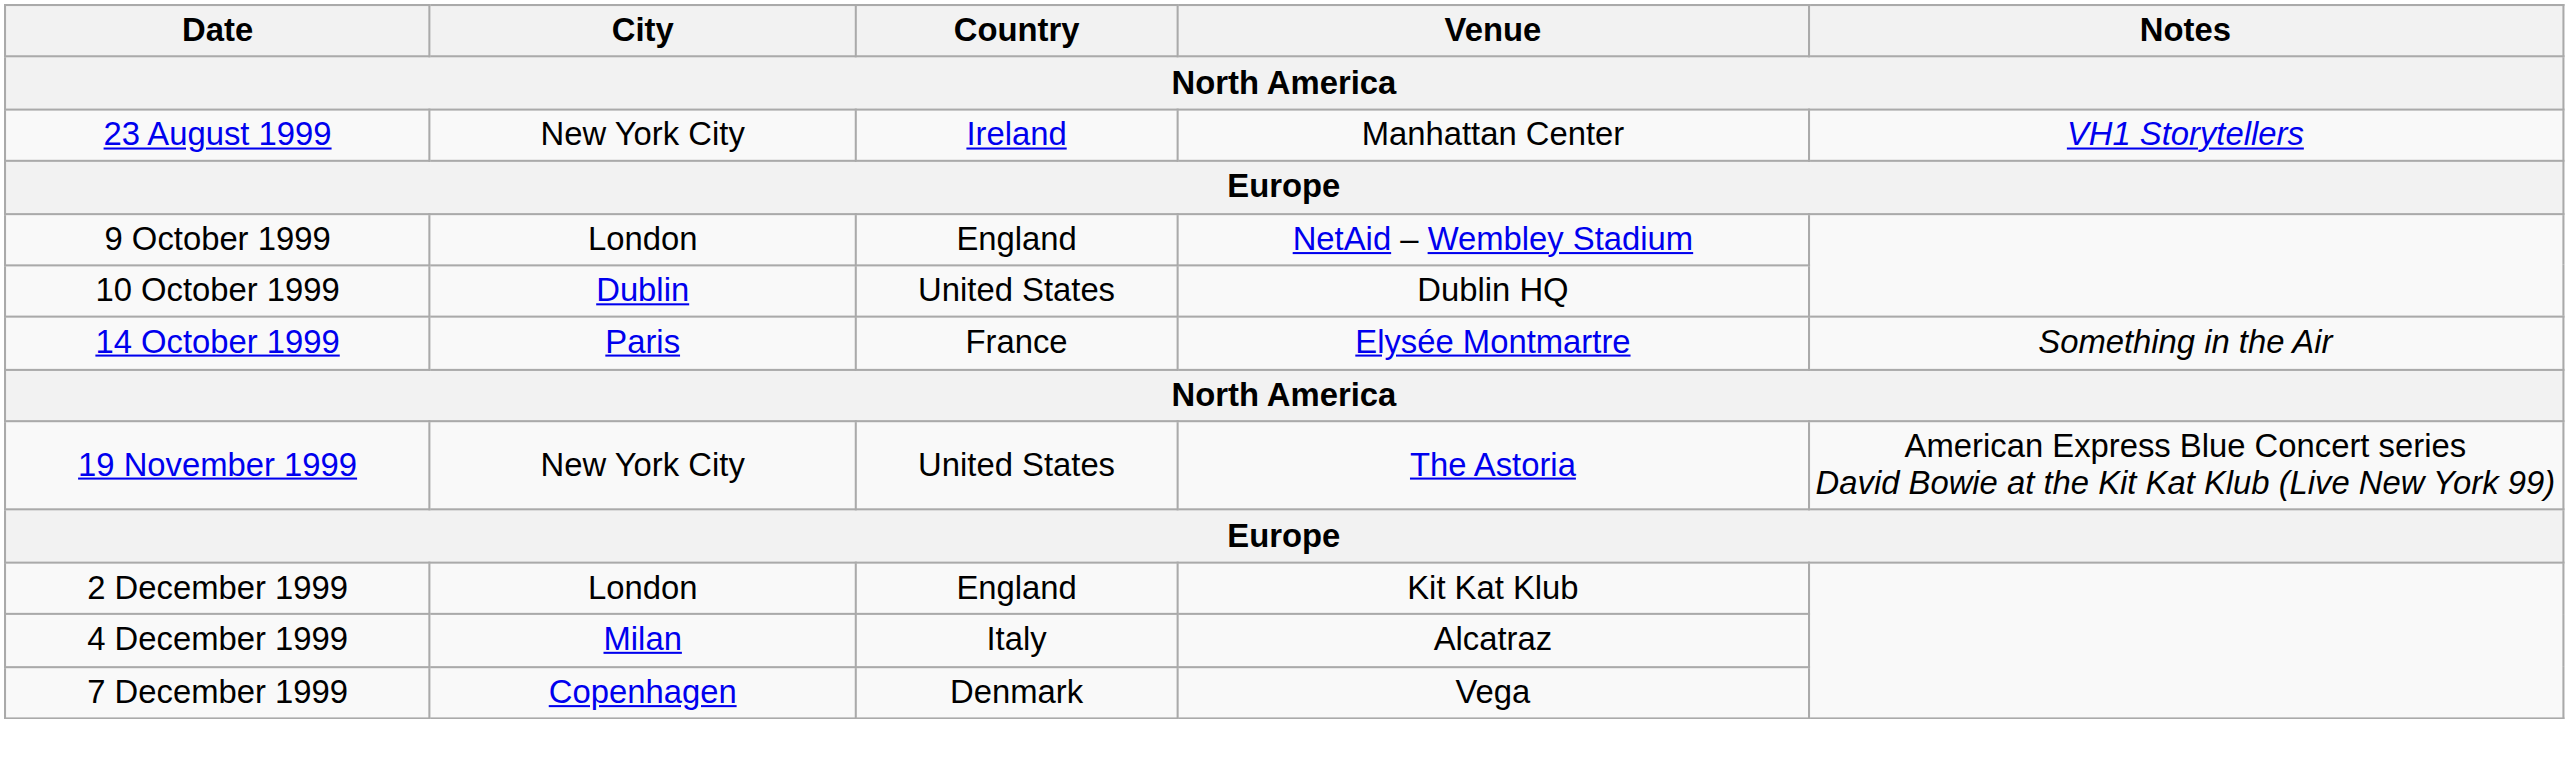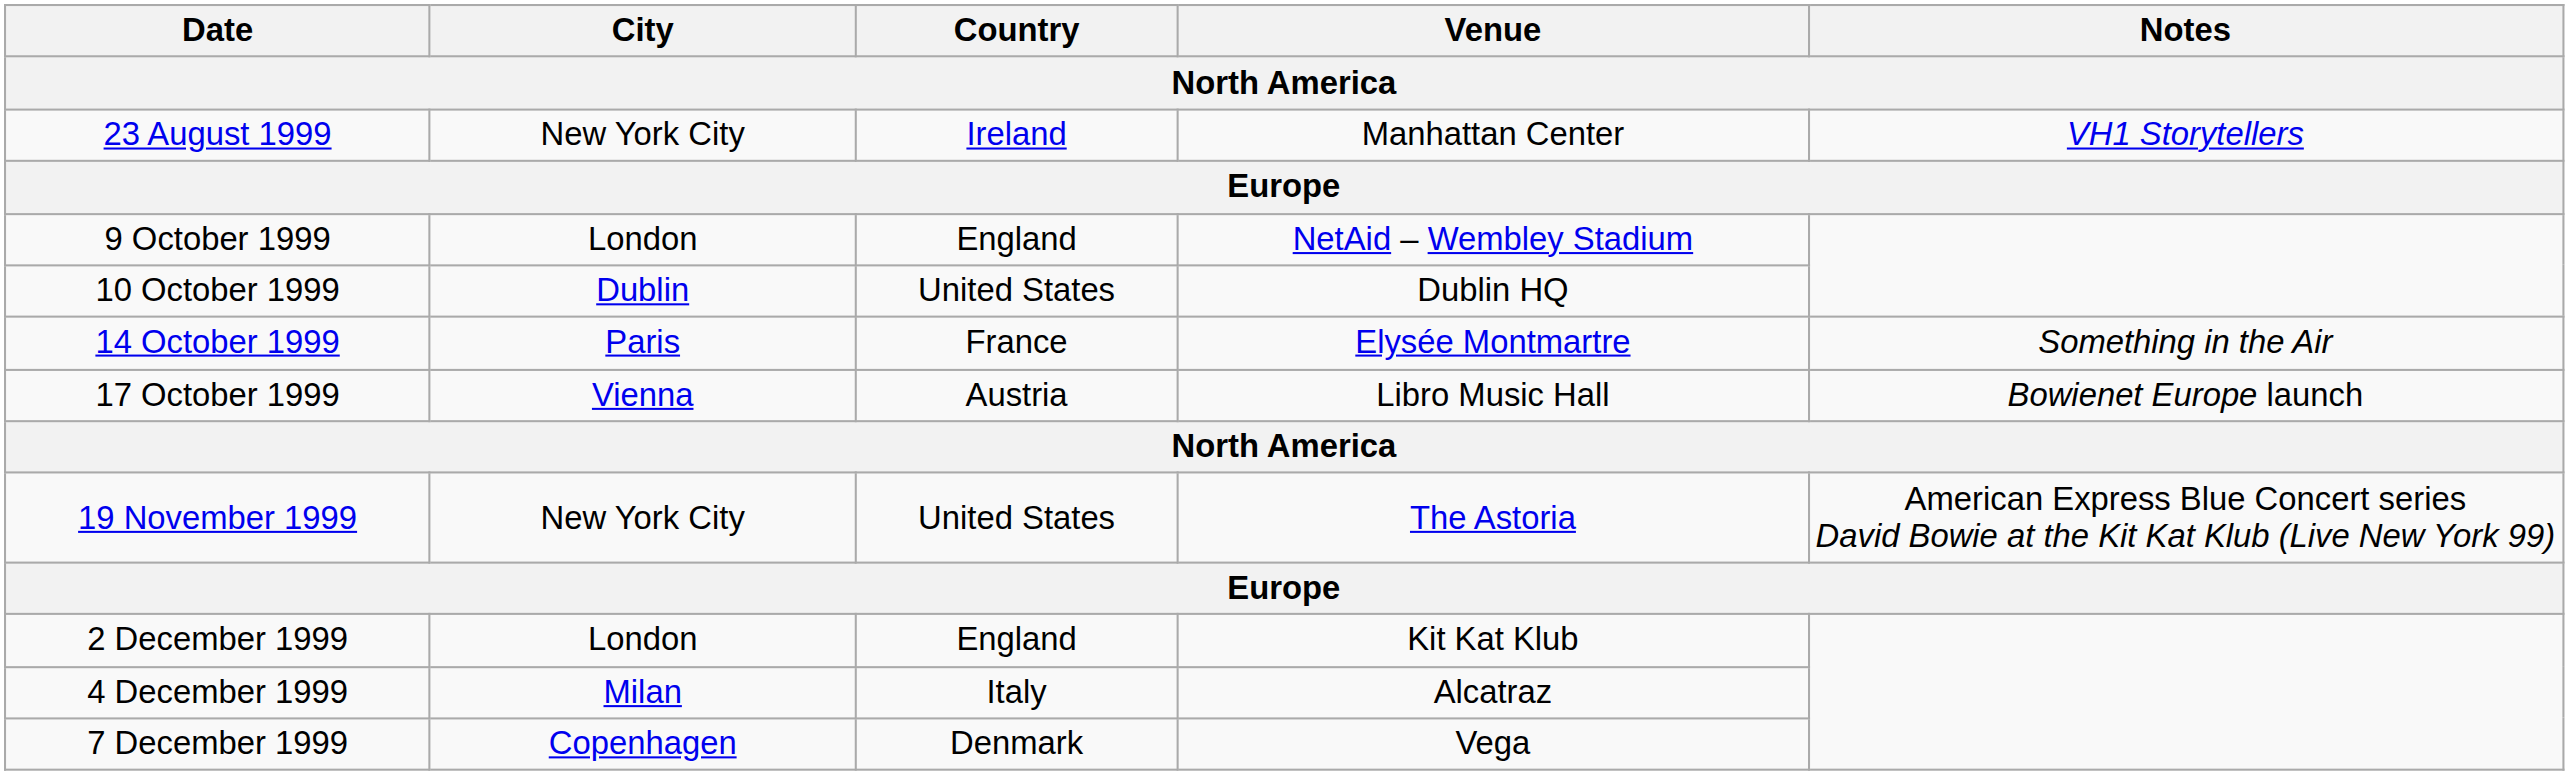+ row: (218, 394)
